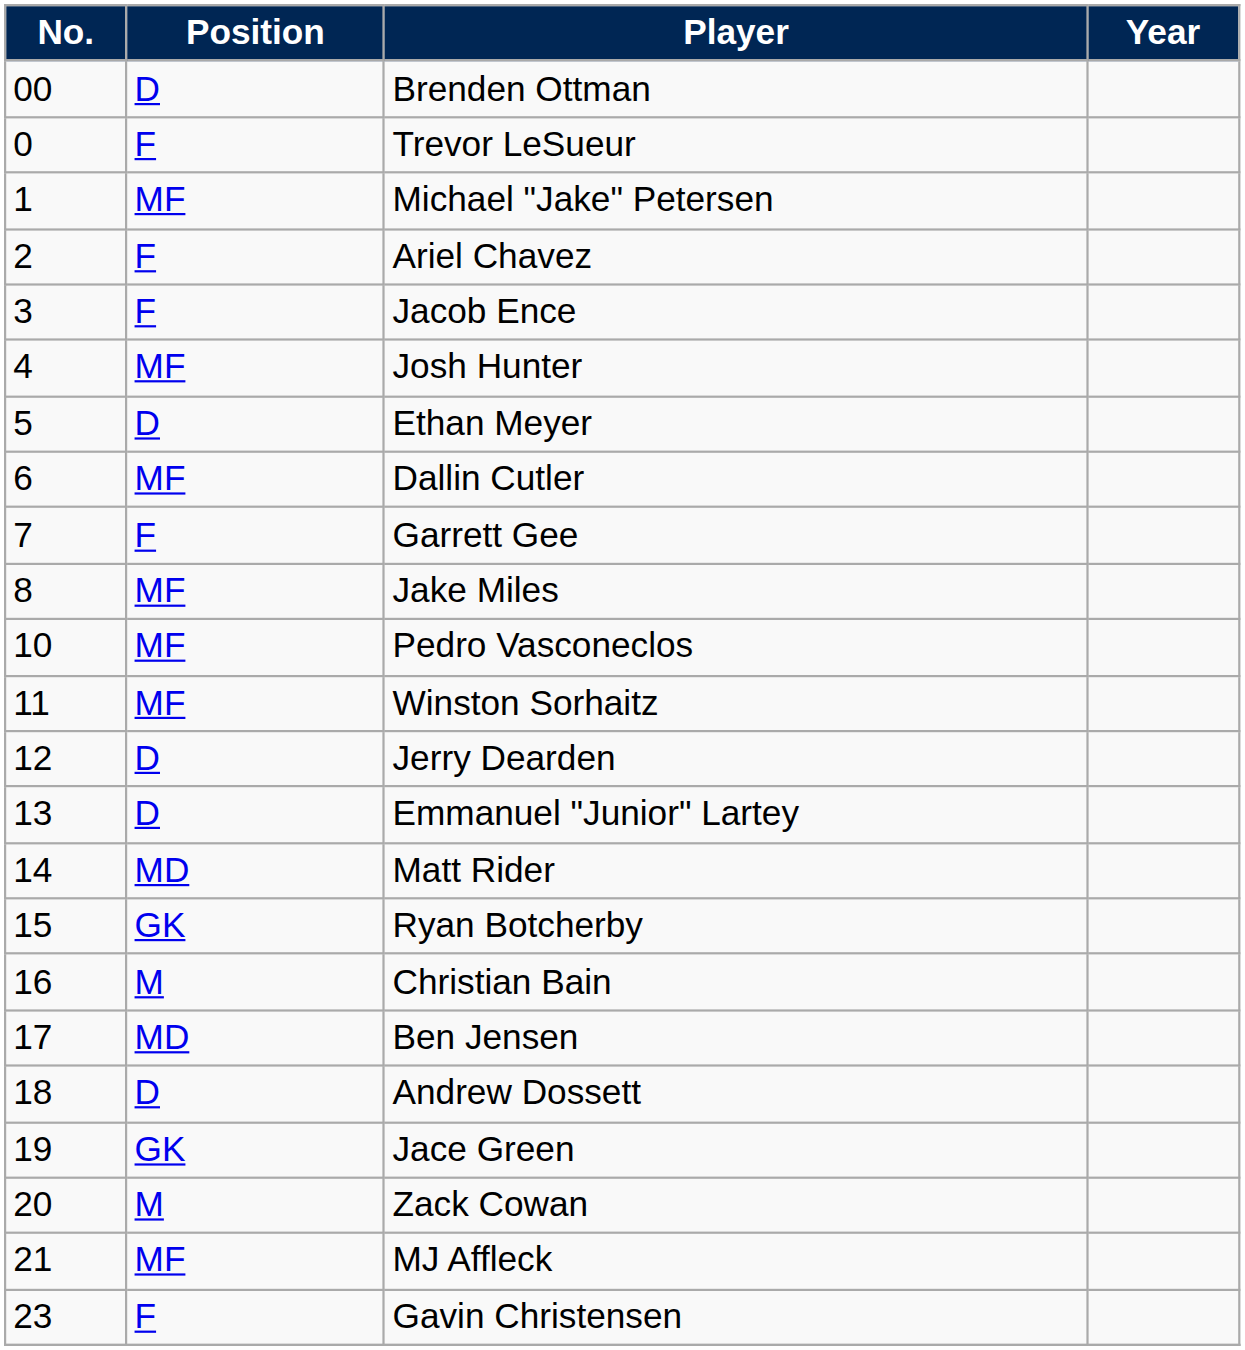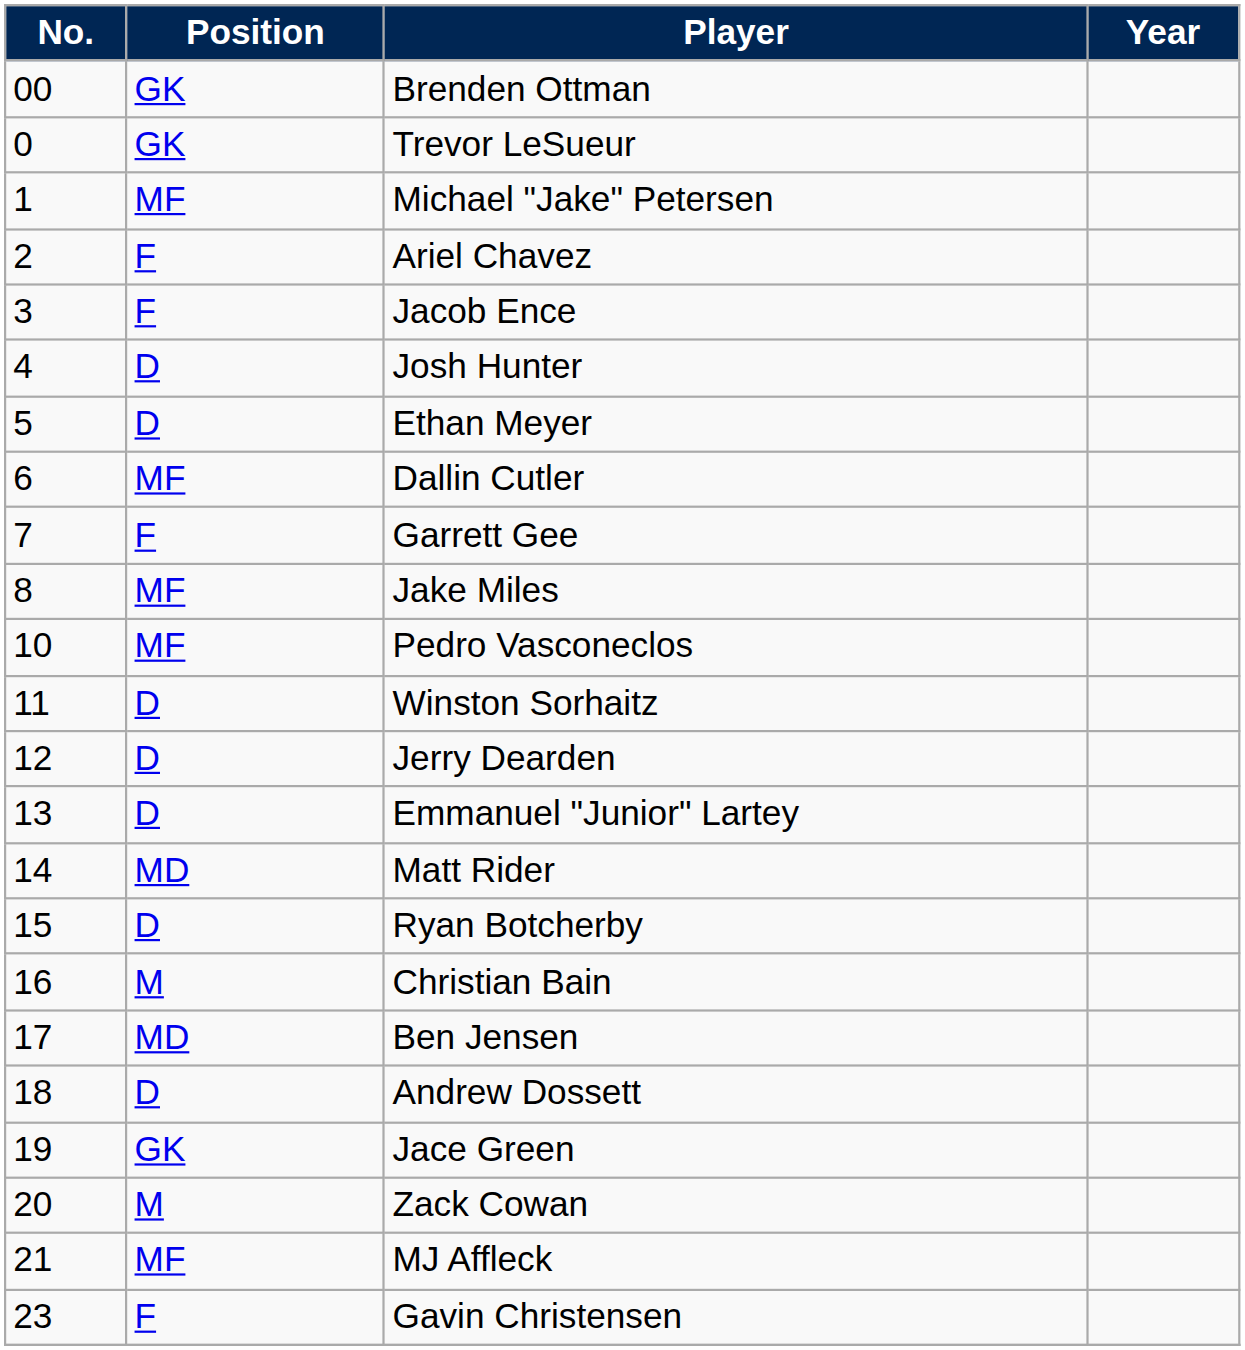(147, 88) D -> (160, 88) GK
(145, 144) F -> (160, 144) GK
(160, 367) MF -> (147, 367) D
(160, 702) MF -> (147, 702) D
(160, 925) GK -> (147, 925) D
